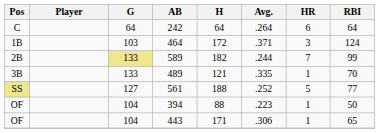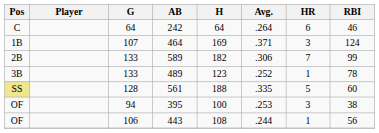(352, 27) 64 -> (352, 27) 46
(131, 43) 103 -> (131, 43) 107
(219, 43) 172 -> (219, 43) 169
(131, 58) khaki background -> (131, 58) no background
(264, 58) .244 -> (264, 58) .306
(219, 74) 121 -> (219, 74) 123
(264, 74) .335 -> (264, 74) .252
(352, 74) 70 -> (352, 74) 78
(131, 89) 127 -> (131, 89) 128
(264, 89) .252 -> (264, 89) .335
(352, 89) 77 -> (352, 89) 60
- row: (175, 105)
+ row: (175, 105)
(131, 120) 104 -> (131, 120) 106
(219, 120) 171 -> (219, 120) 108
(264, 120) .306 -> (264, 120) .244
(352, 120) 65 -> (352, 120) 56
